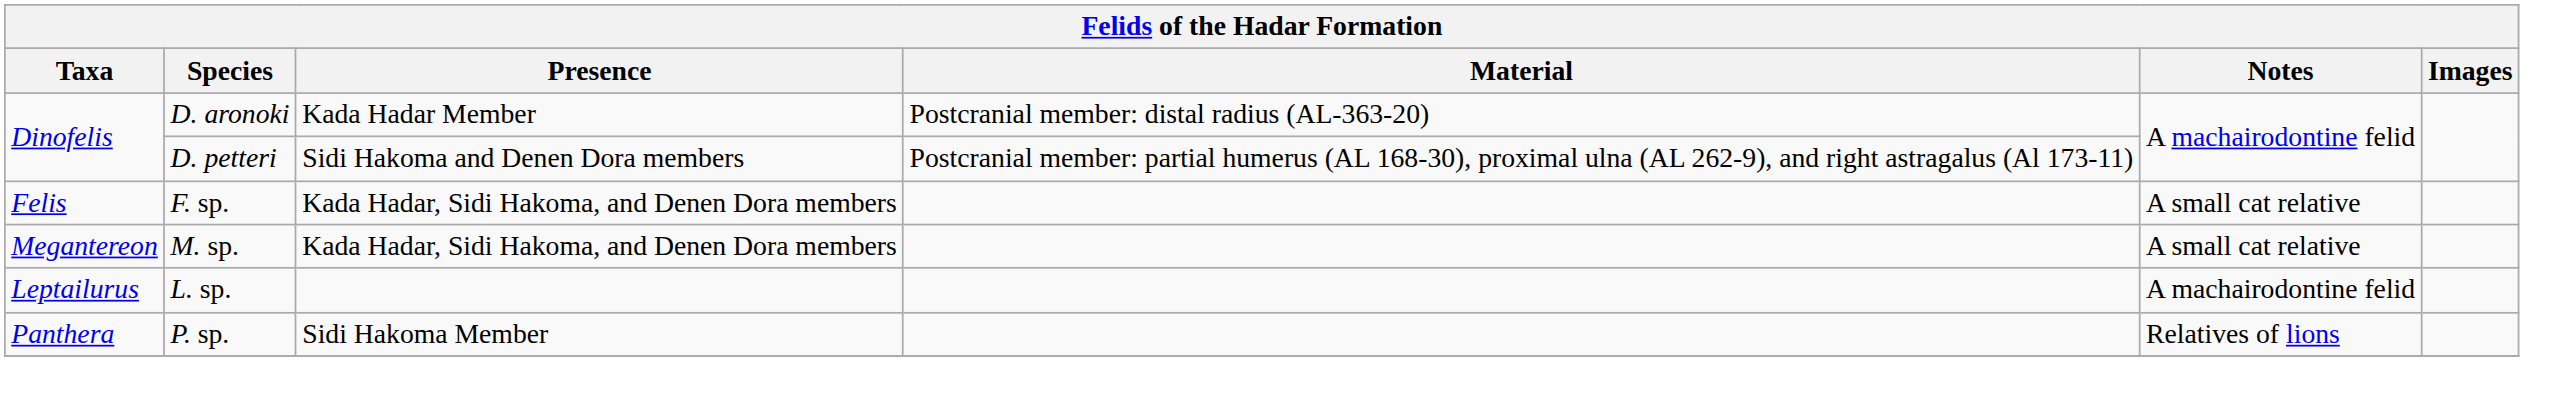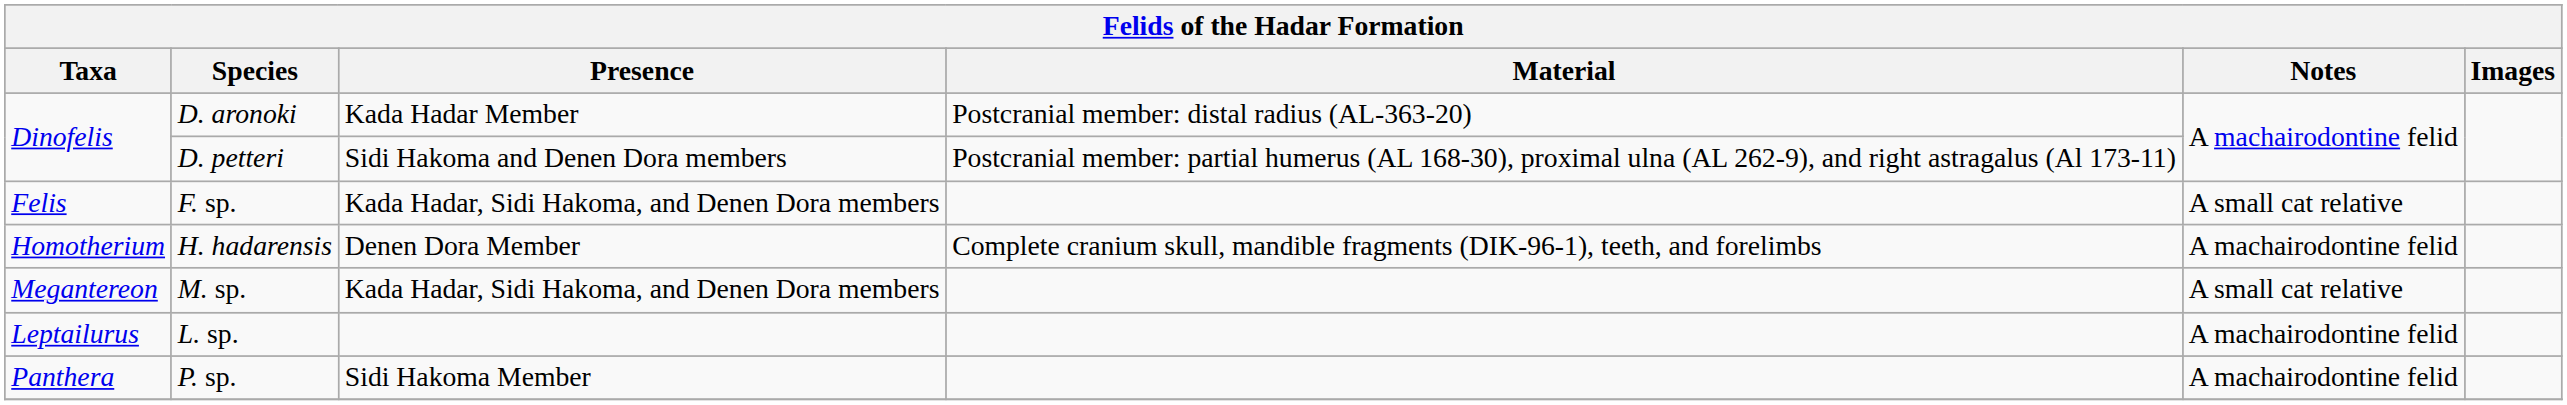+ row: (255, 245)
(2243, 333) Relatives of lions -> (2323, 377) A machairodontine felid
